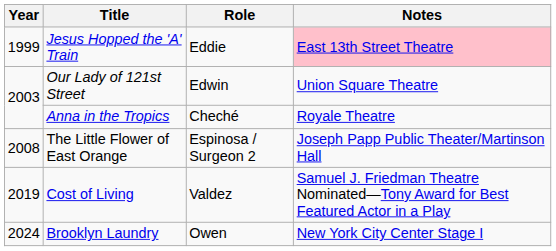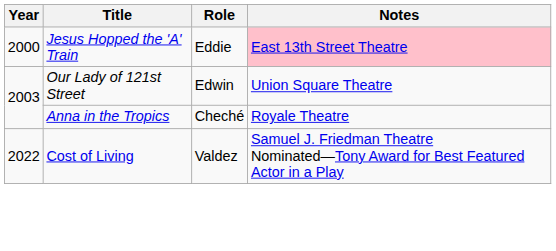(24, 46) 1999 -> (24, 46) 2000
- row: (108, 147)
(24, 194) 2019 -> (24, 155) 2022
- row: (102, 233)
